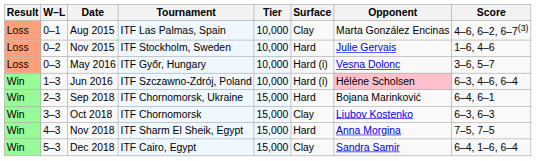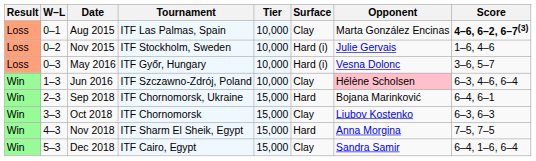(491, 30) normal -> (491, 30) bold
(304, 48) Hard -> (310, 48) Hard (i)
(310, 81) Hard (i) -> (304, 81) Clay
